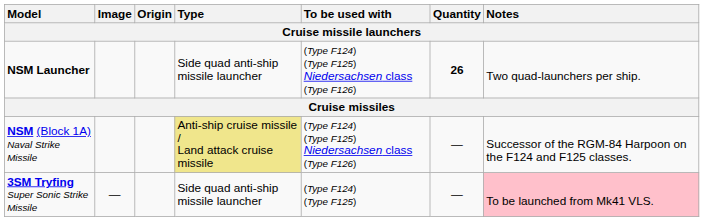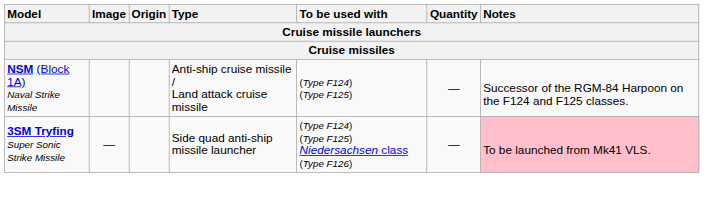- row: (48, 69)
(237, 144) khaki background -> (232, 87) no background
(358, 145) (Type F124) (Type F125) Niedersachsen class (Type F126) -> (326, 88) (Type F124) (Type F125)
(330, 195) (Type F124) (Type F125) -> (354, 145) (Type F124) (Type F125) Niedersachsen class (Type F126)
